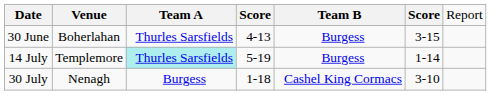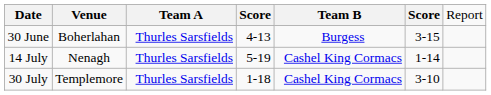(89, 57) Templemore -> (89, 57) Nenagh
(181, 57) paleturquoise background -> (181, 57) no background
(340, 57) Burgess -> (340, 57) Cashel King Cormacs
(89, 79) Nenagh -> (89, 79) Templemore
(181, 79) Burgess -> (181, 79) Thurles Sarsfields
